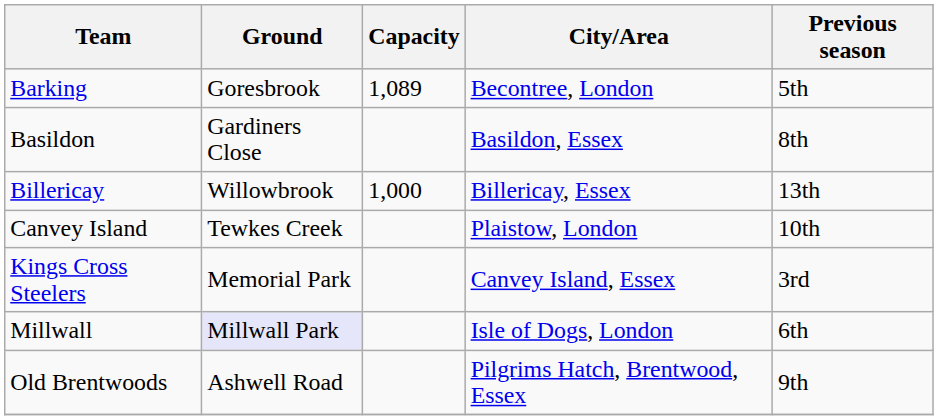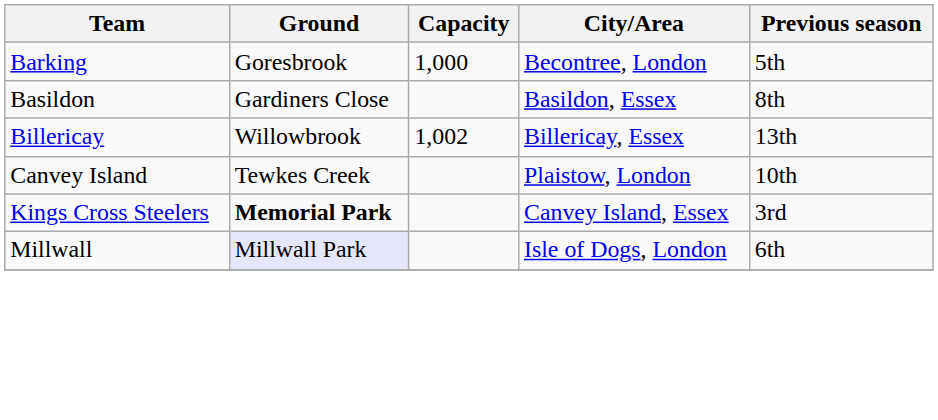(395, 88) 1,089 -> (441, 61) 1,000
(395, 190) 1,000 -> (441, 136) 1,002
(279, 279) normal -> (313, 212) bold
- row: (89, 381)
